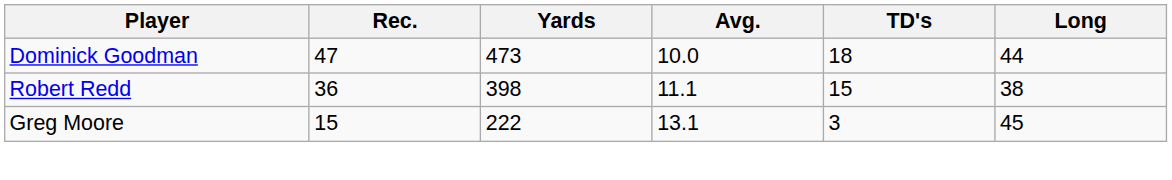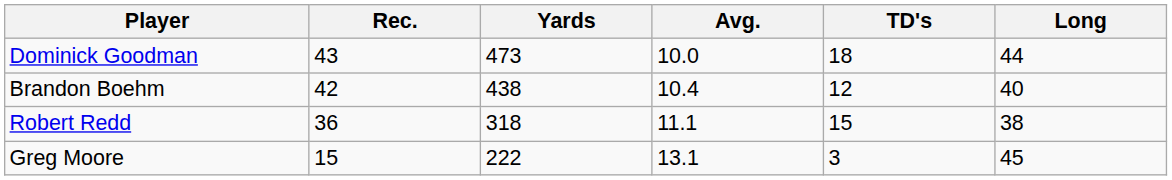(326, 55) 47 -> (326, 55) 43
+ row: (87, 89)
(504, 89) 398 -> (504, 123) 318
